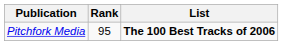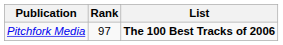(104, 31) 95 -> (104, 31) 97
